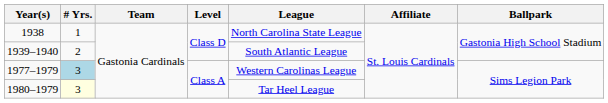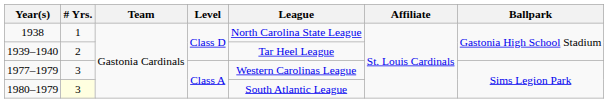(296, 51) South Atlantic League -> (296, 51) Tar Heel League
(78, 70) lightblue background -> (78, 70) no background
(296, 89) Tar Heel League -> (296, 89) South Atlantic League
